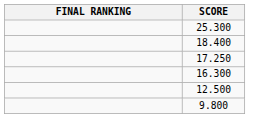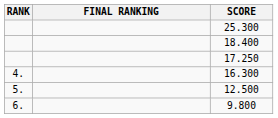+ column: (18, 13)
